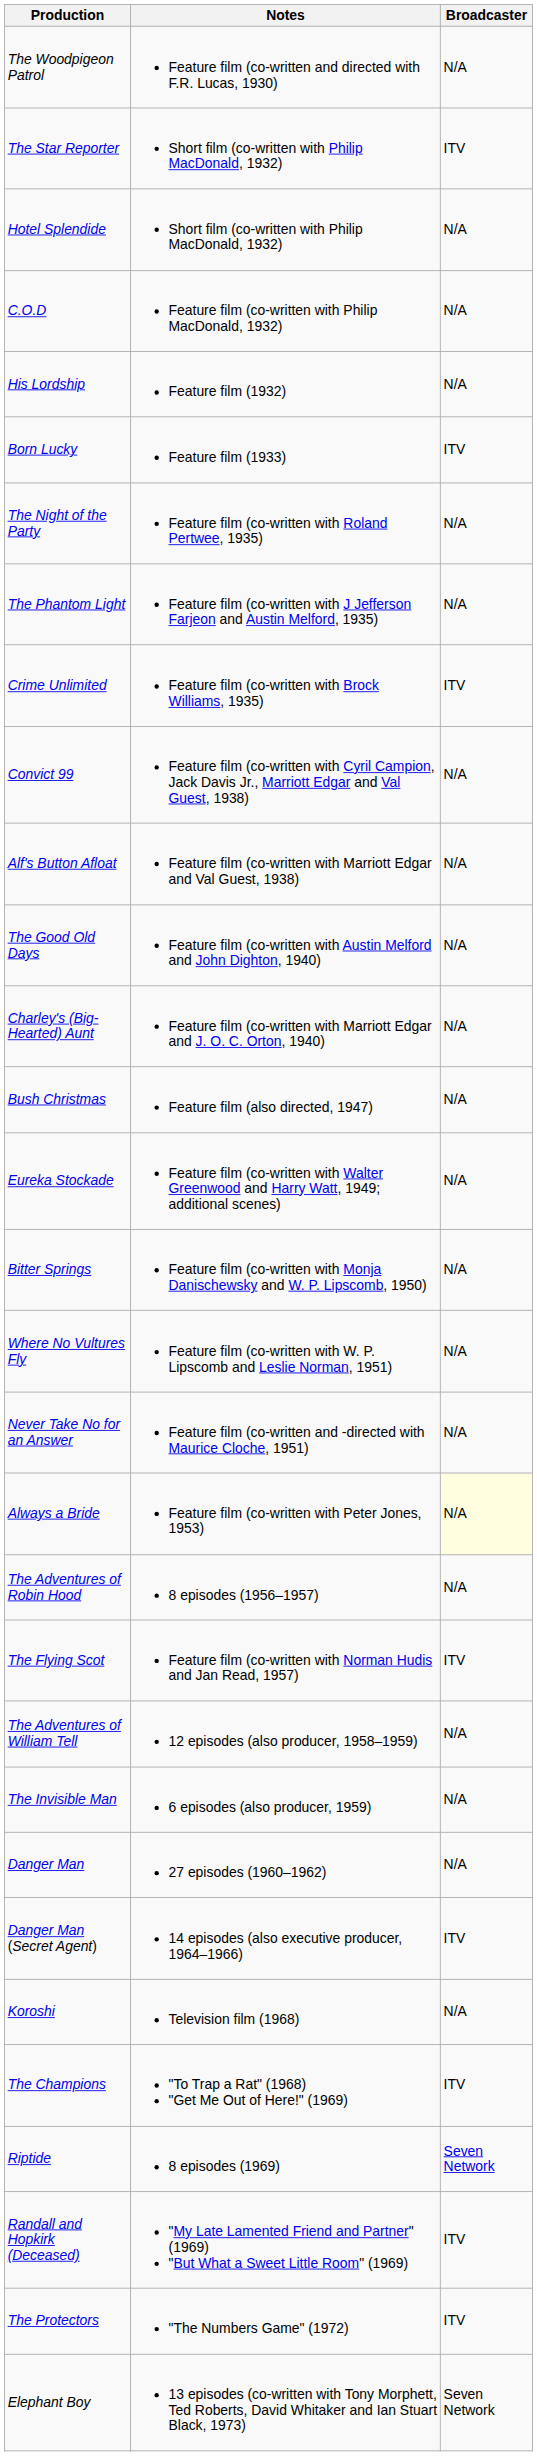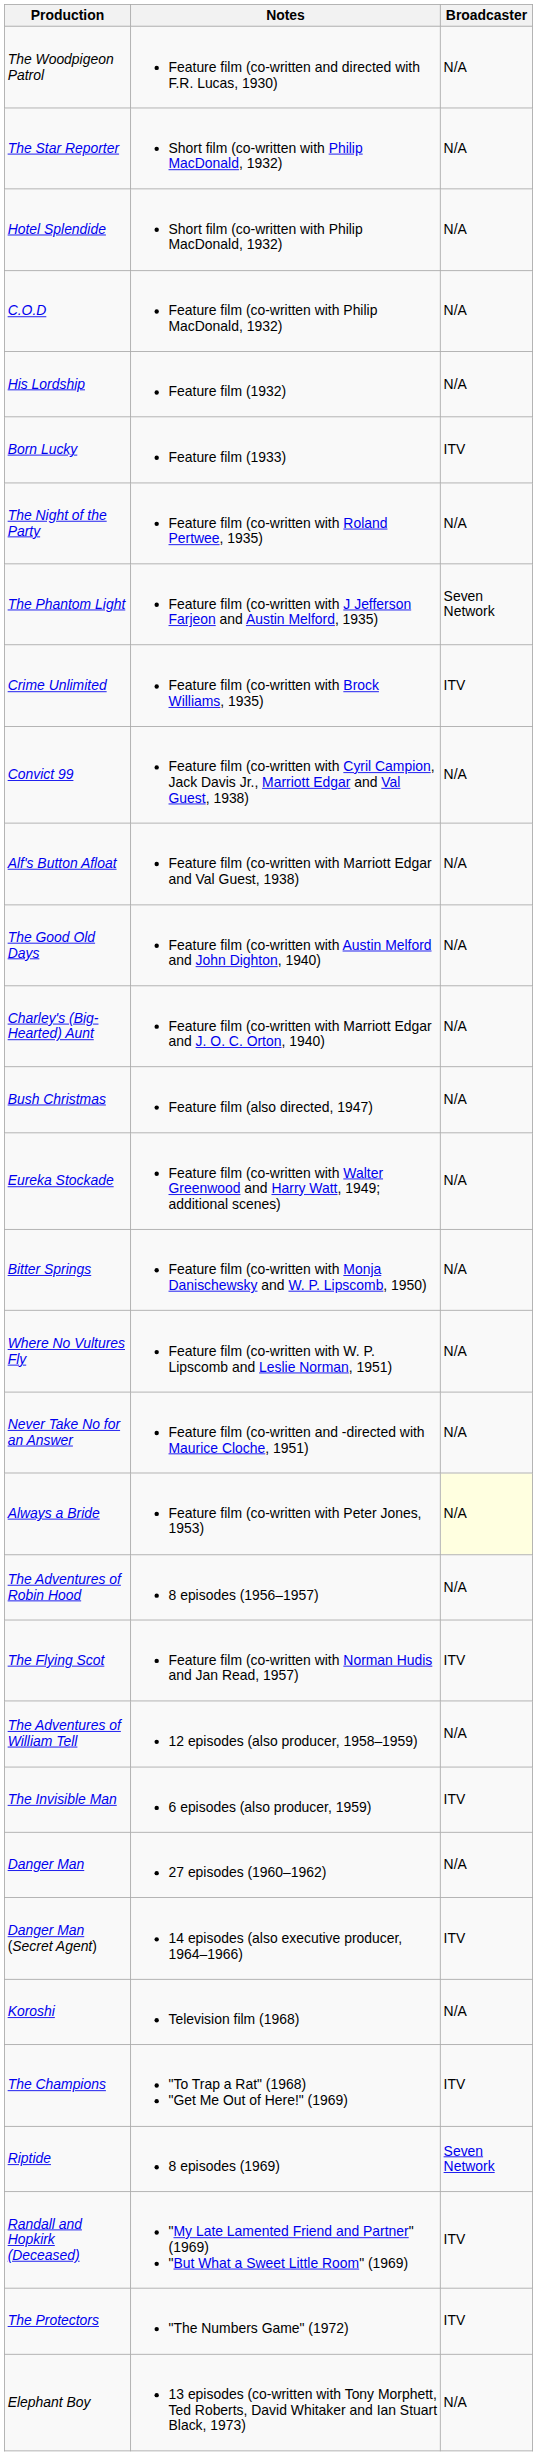(454, 148) ITV -> (455, 148) N/A
(455, 604) N/A -> (469, 604) Seven Network
(455, 1799) N/A -> (454, 1799) ITV
(469, 2402) Seven Network -> (455, 2402) N/A
